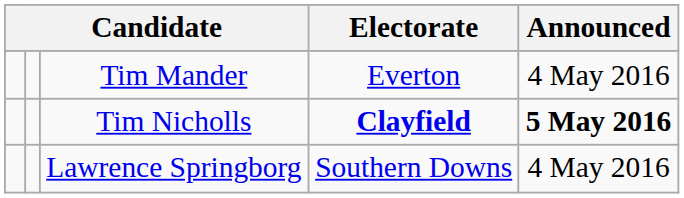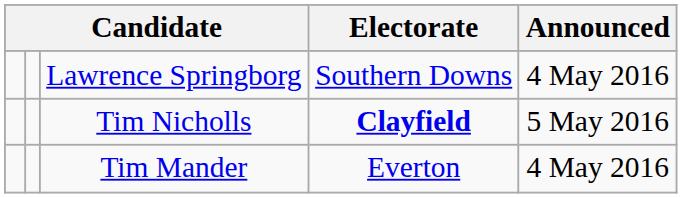rows swapped: (174, 74) <-> (174, 167)
(599, 121) bold -> (598, 121) normal
